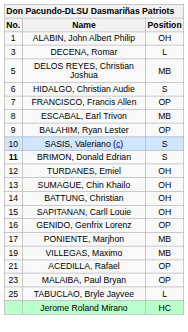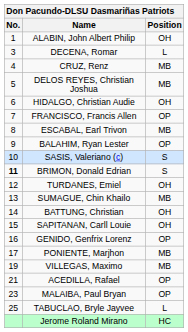+ row: (84, 66)
(165, 89) S -> (165, 103) OH
(165, 185) OH -> (165, 199) MB
